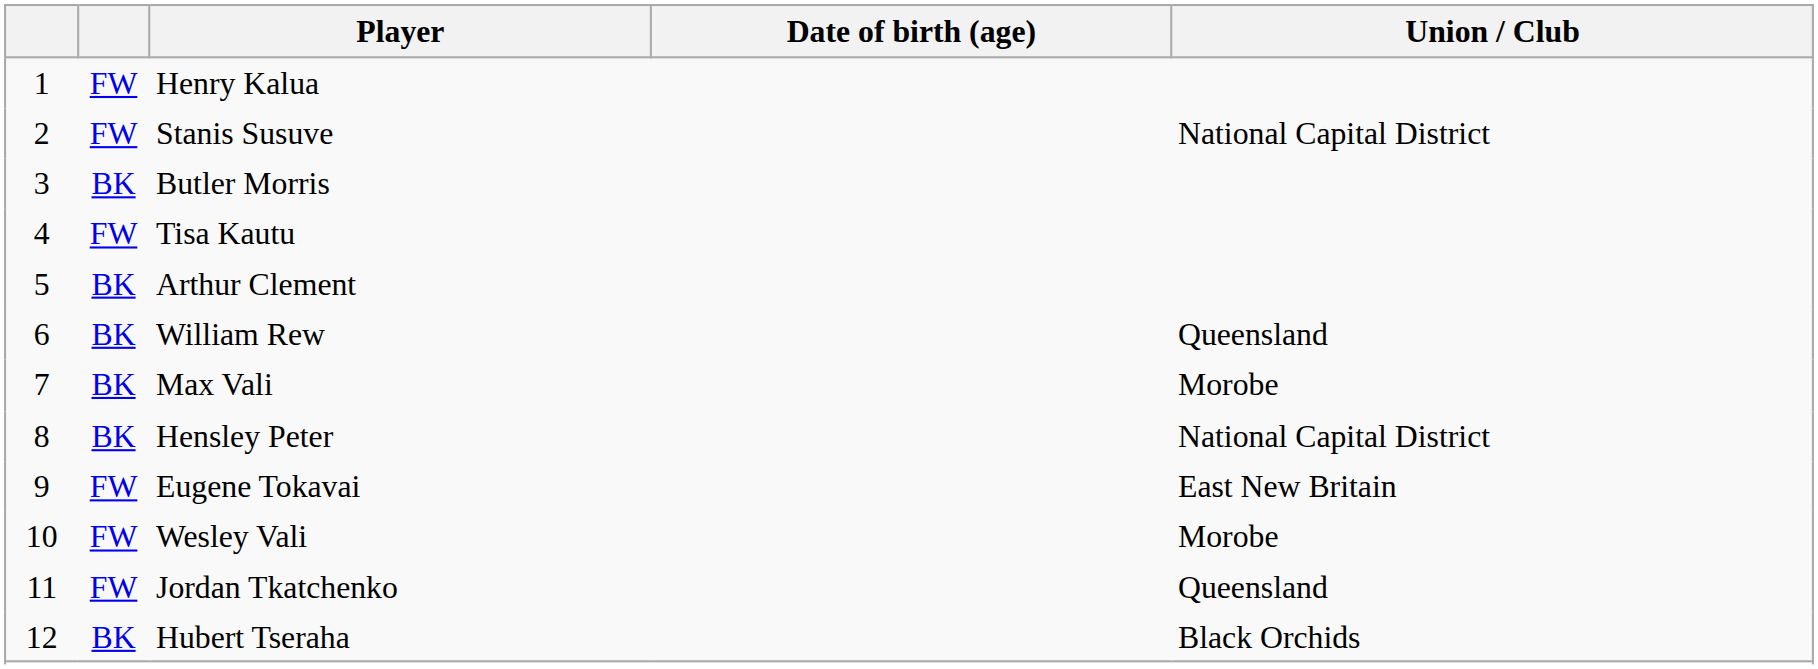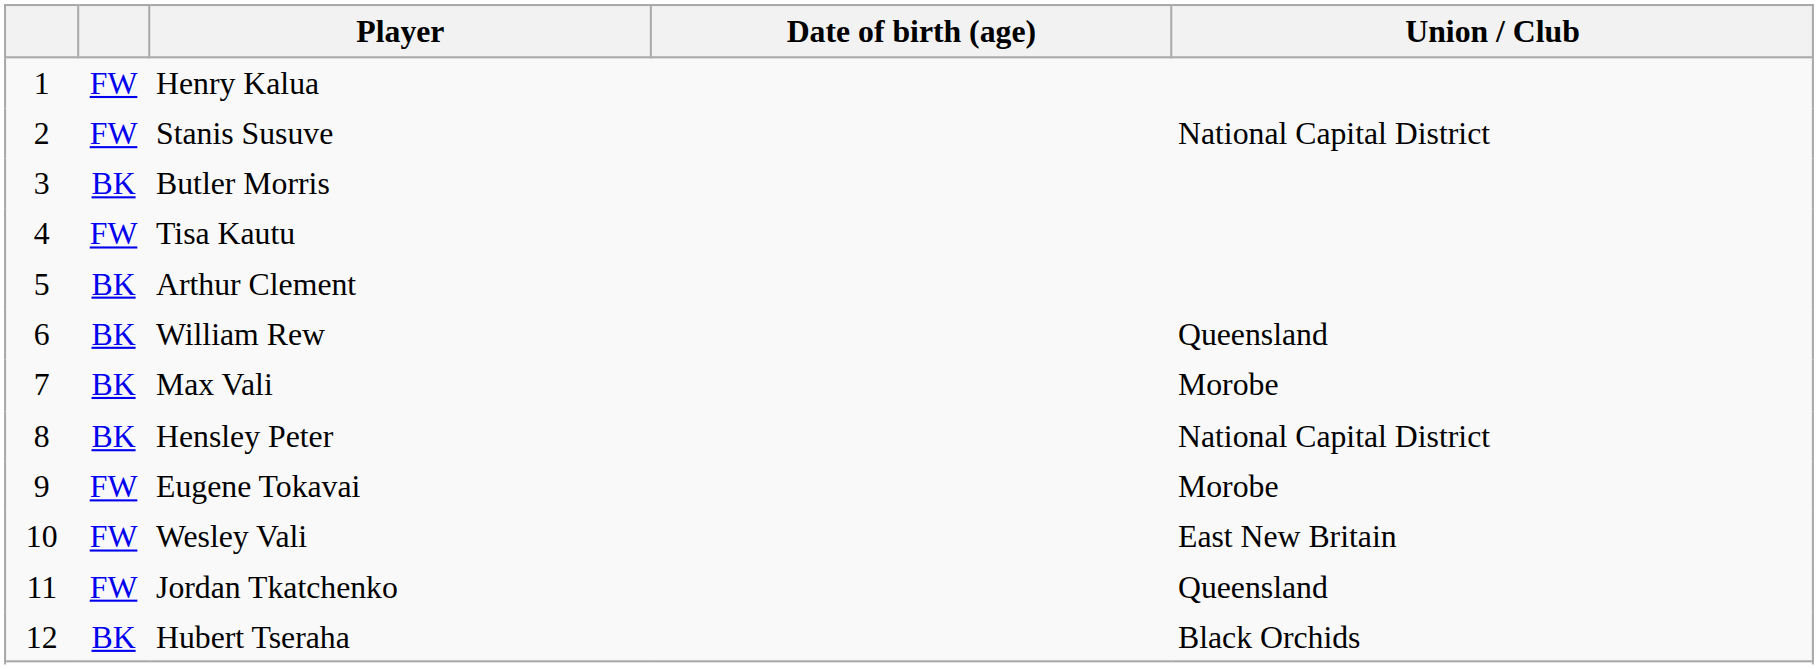(1287, 485) East New Britain -> (1228, 485) Morobe
(1228, 535) Morobe -> (1287, 535) East New Britain
